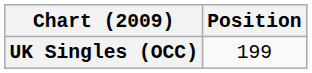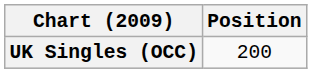(254, 53) 199 -> (254, 53) 200
